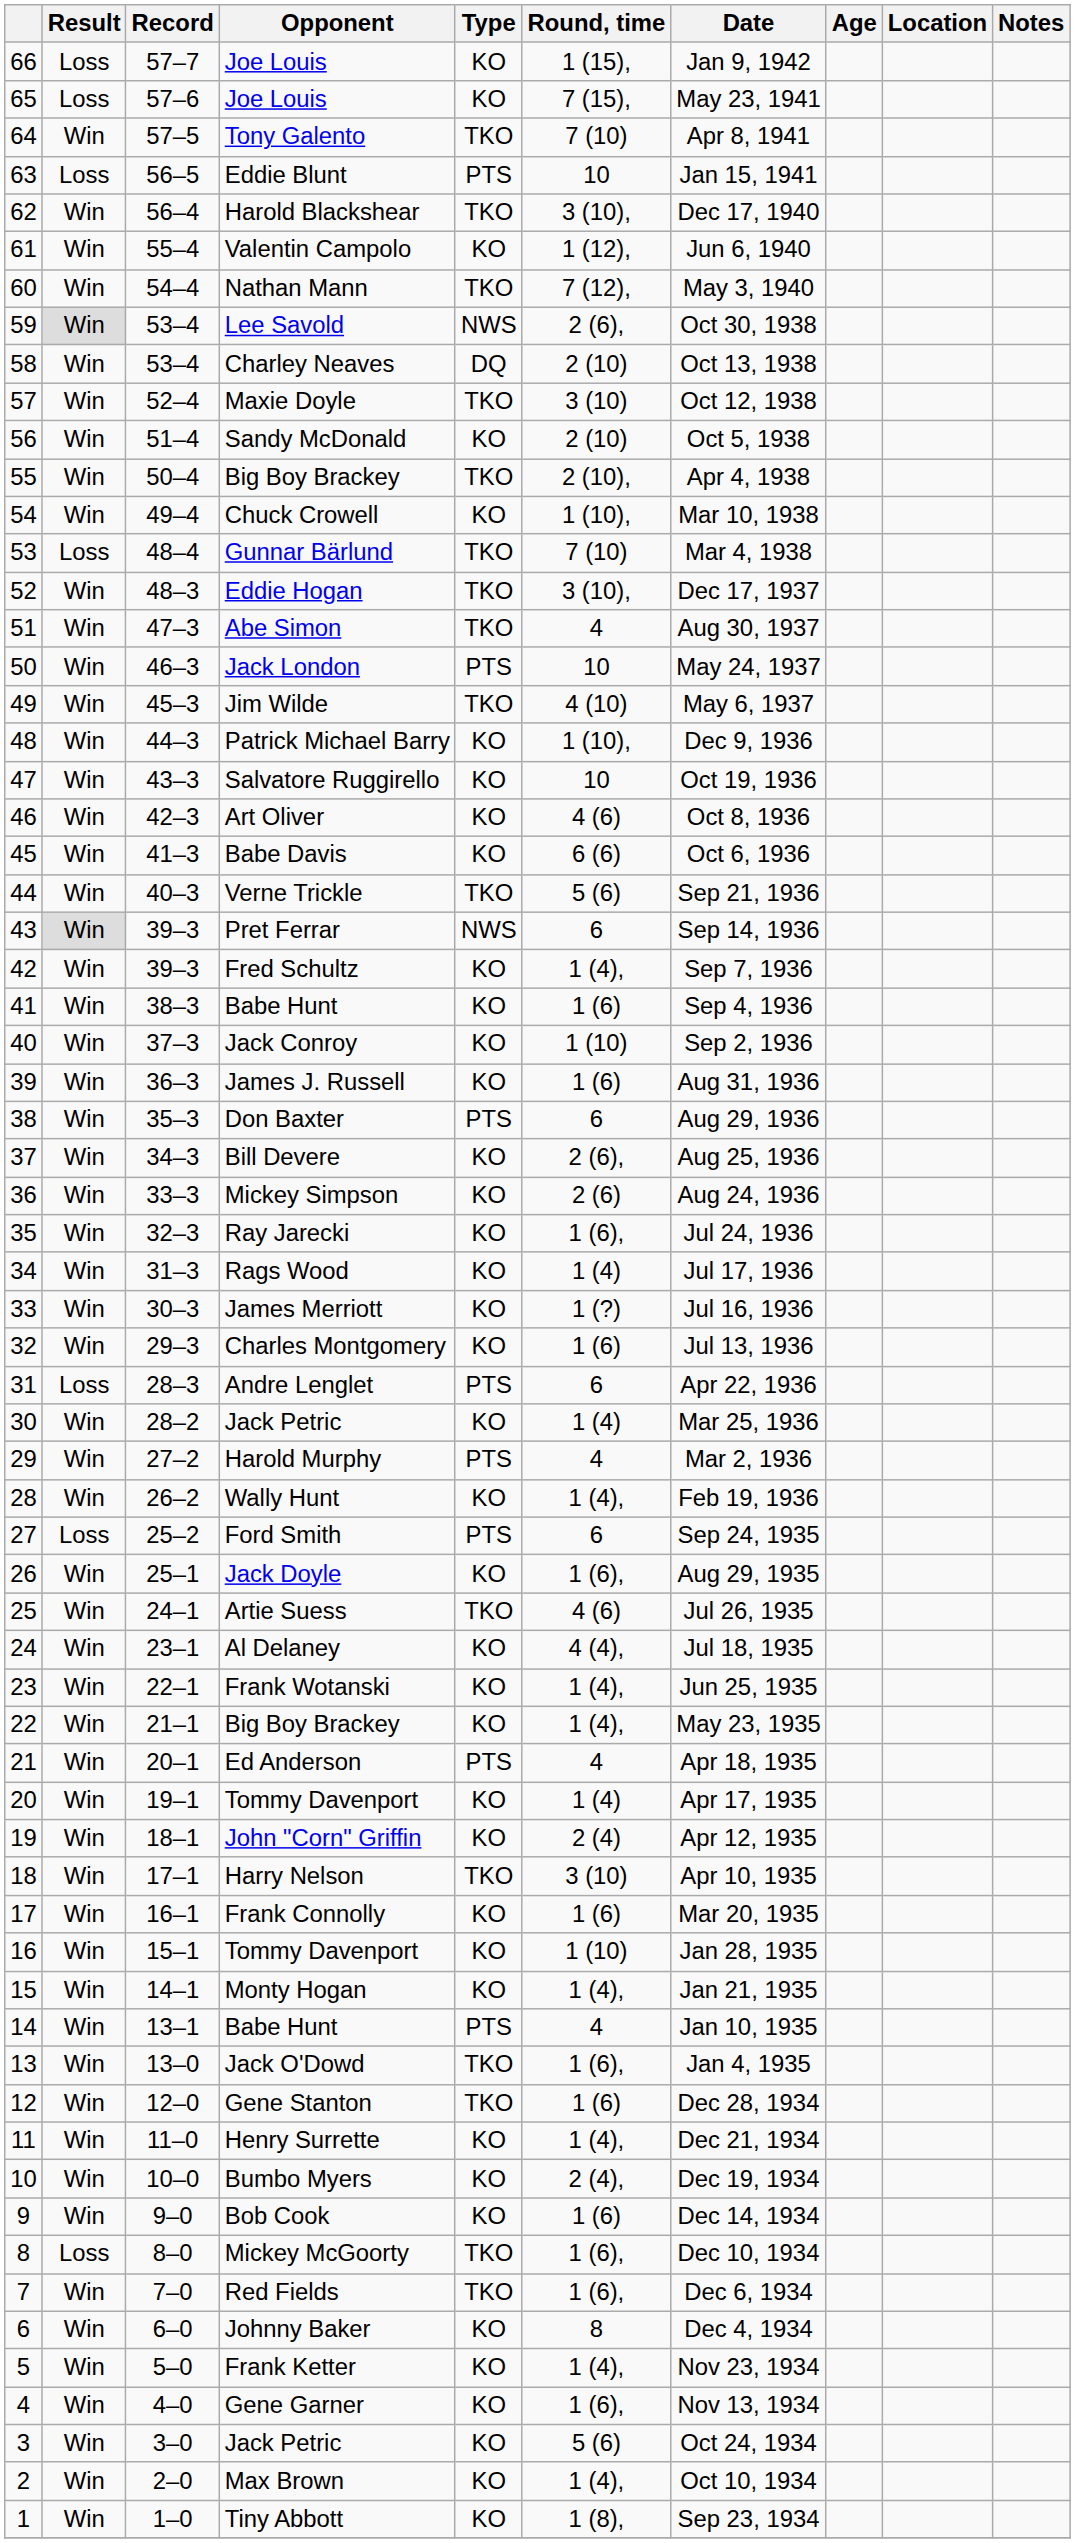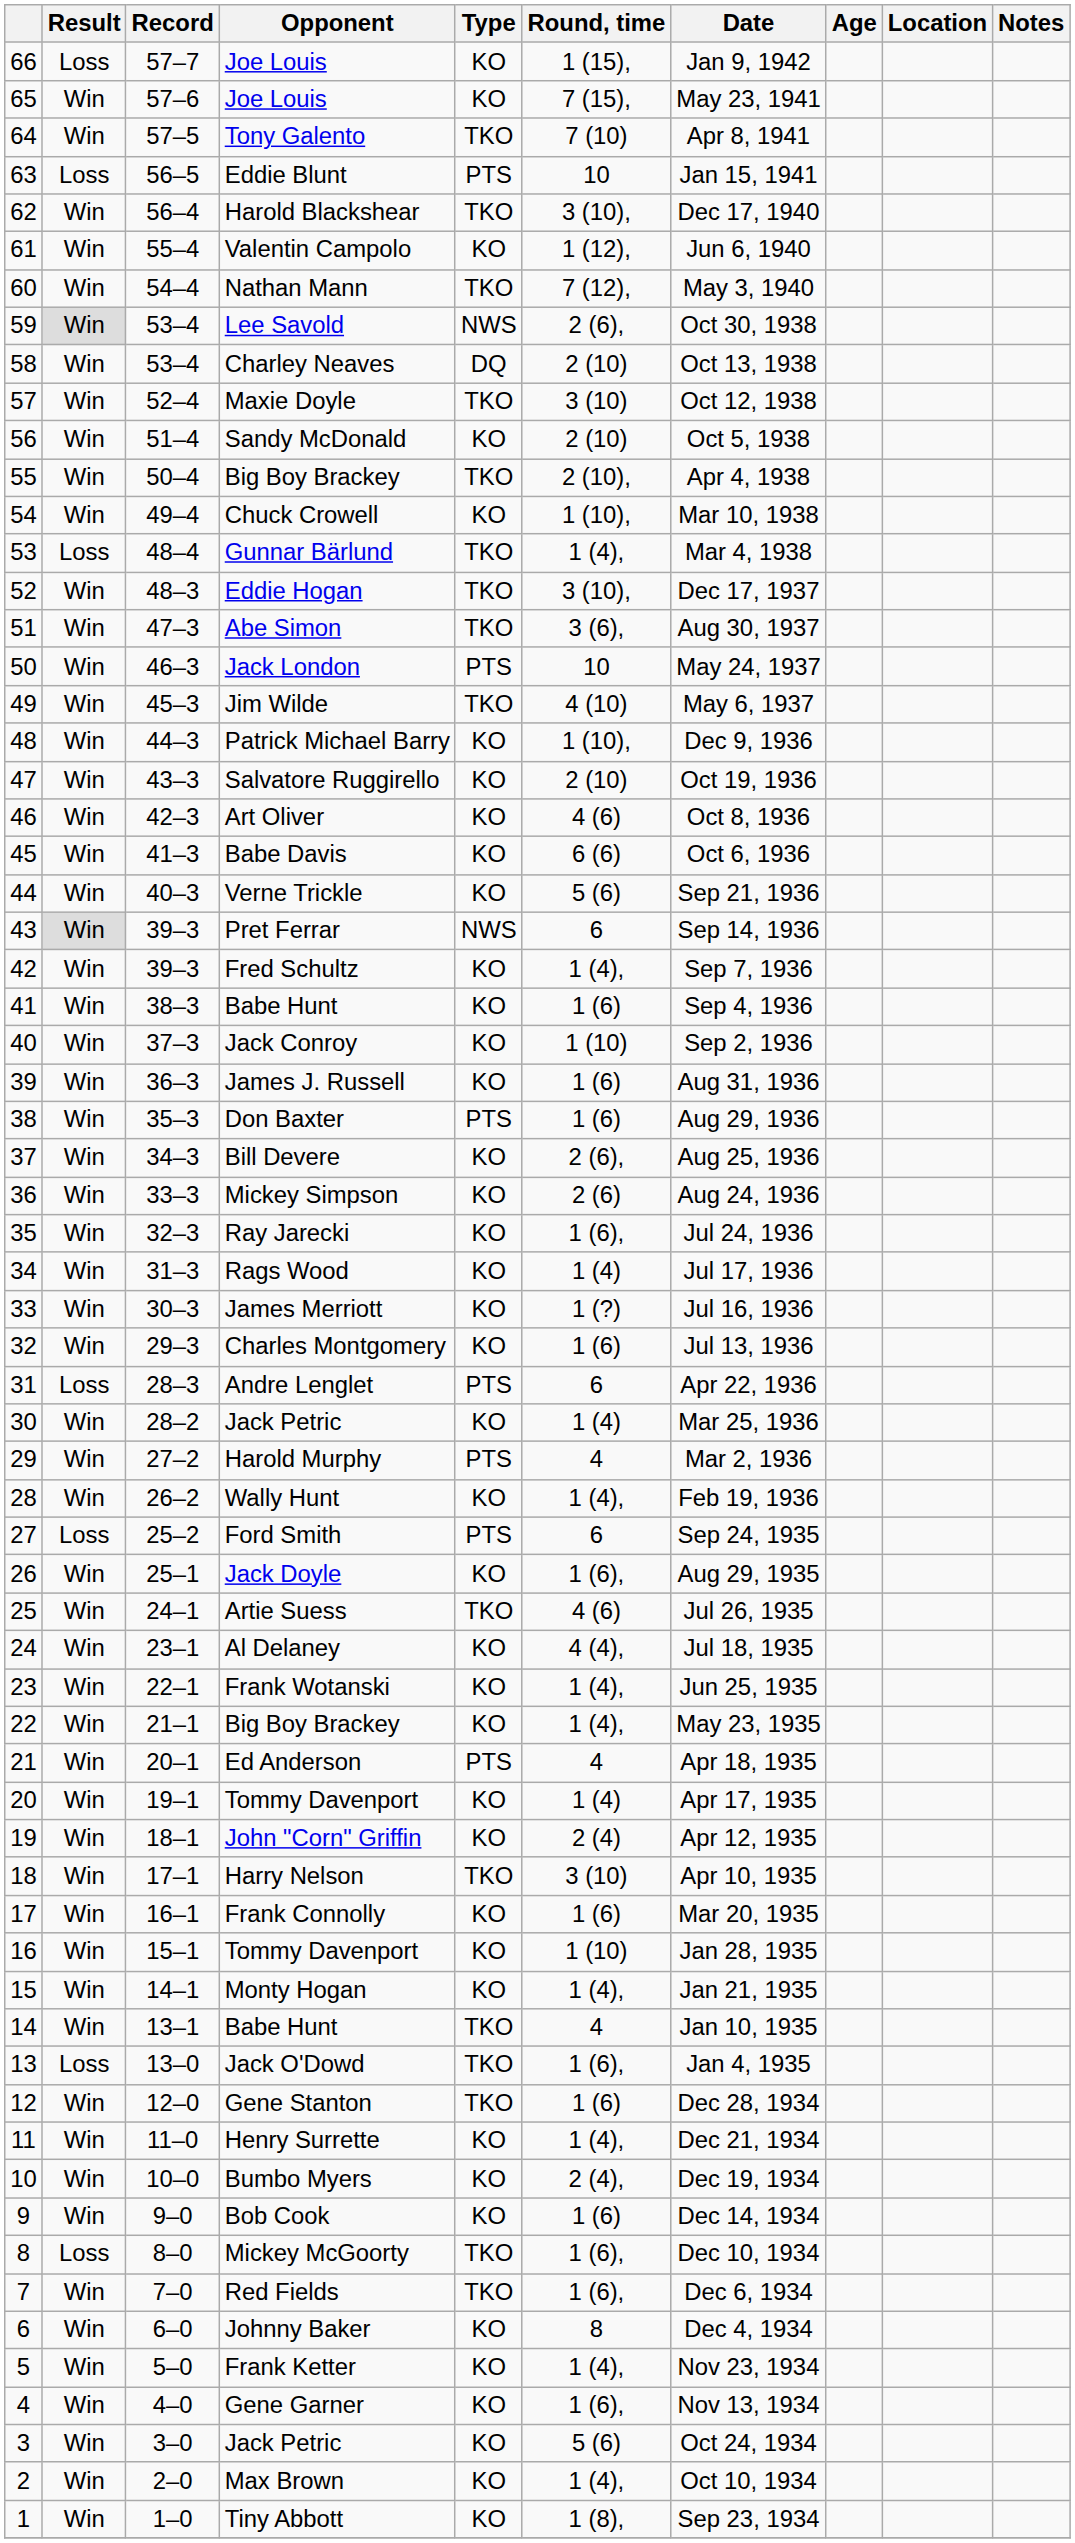(84, 99) Loss -> (84, 99) Win
(596, 552) 7 (10) -> (596, 552) 1 (4),
(596, 628) 4 -> (596, 628) 3 (6),
(596, 779) 10 -> (596, 779) 2 (10)
(489, 893) TKO -> (489, 893) KO
(596, 1119) 6 -> (596, 1119) 1 (6)
(489, 2027) PTS -> (489, 2027) TKO
(84, 2065) Win -> (84, 2065) Loss
